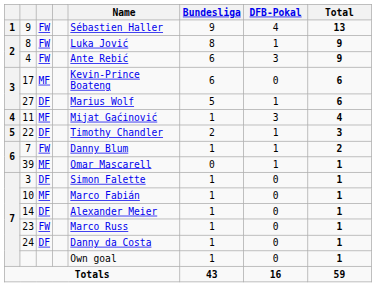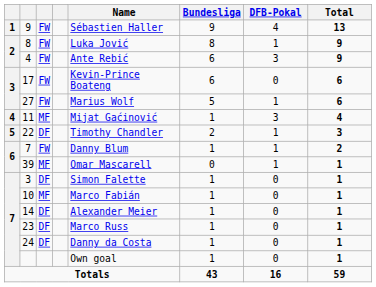(44, 80) MF -> (44, 80) FW
(44, 102) DF -> (44, 102) FW
(44, 227) FW -> (44, 227) DF
